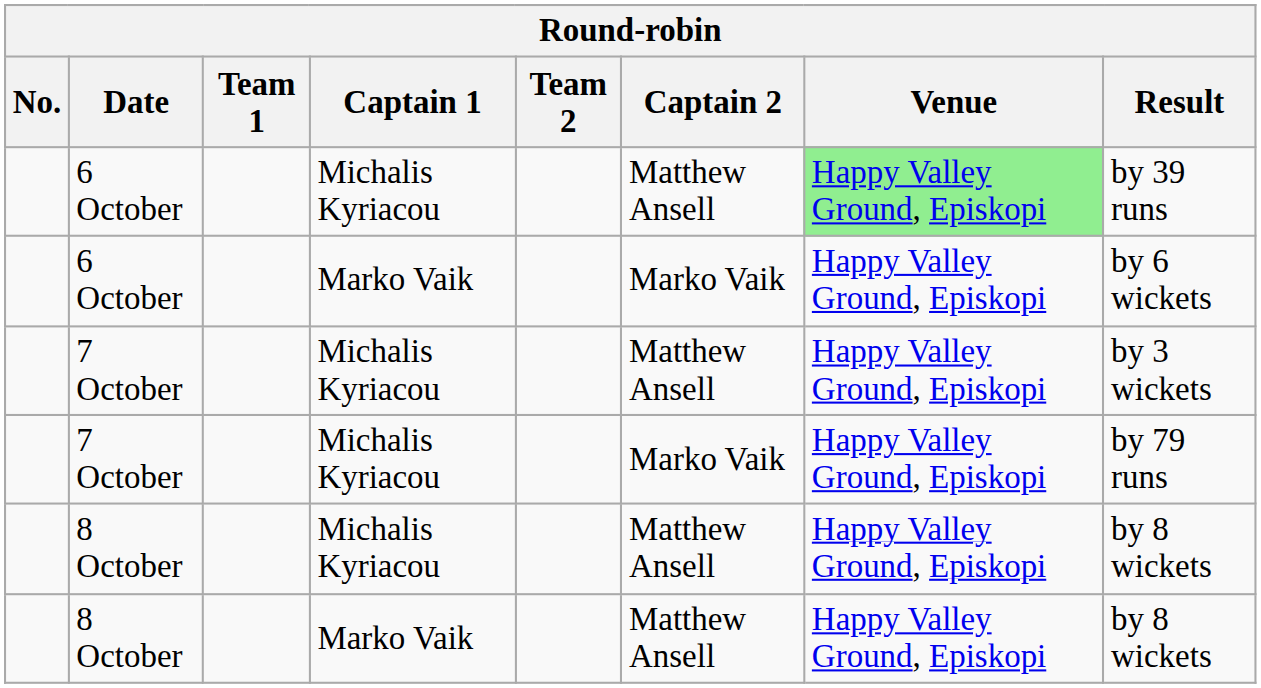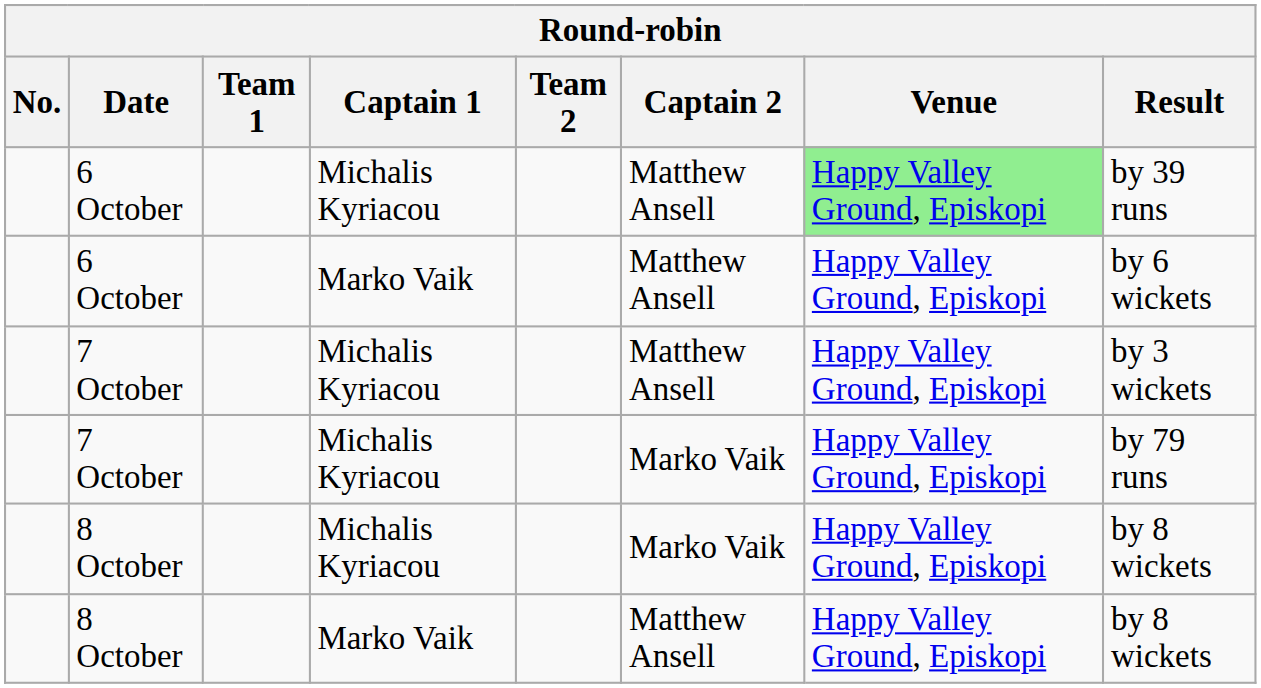(707, 280) Marko Vaik -> (688, 280) Matthew Ansell
(688, 548) Matthew Ansell -> (707, 548) Marko Vaik
